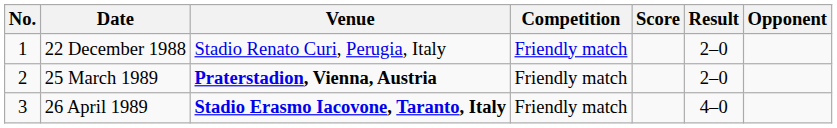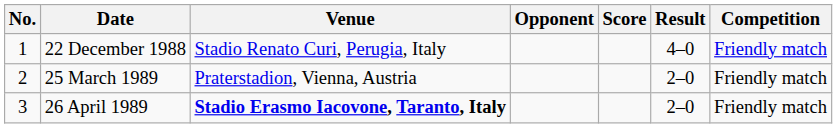columns swapped: (787, 19) <-> (571, 19)
(714, 48) 2–0 -> (680, 48) 4–0
(316, 78) bold -> (306, 78) normal
(714, 107) 4–0 -> (680, 107) 2–0
